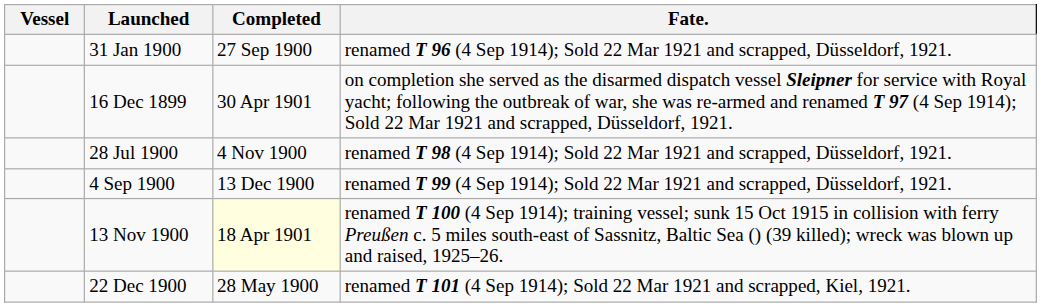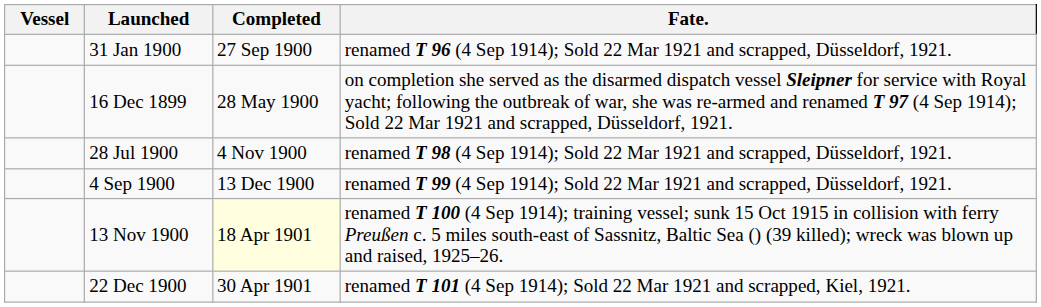(265, 101) 30 Apr 1901 -> (268, 101) 28 May 1900
(268, 286) 28 May 1900 -> (265, 286) 30 Apr 1901
